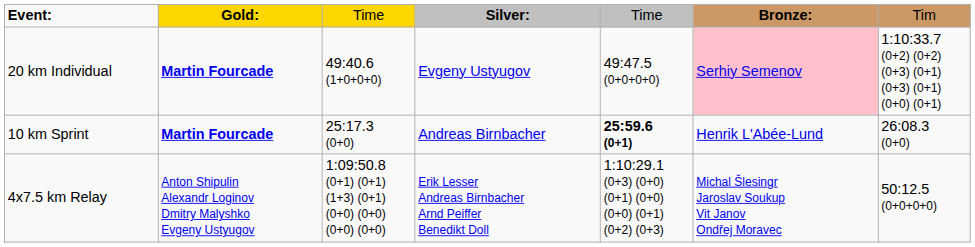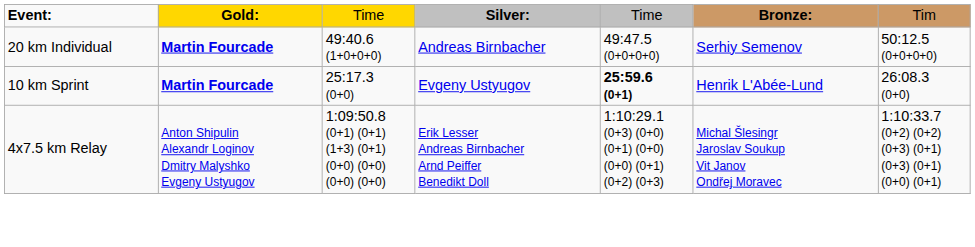(474, 71) Evgeny Ustyugov -> (482, 46) Andreas Birnbacher
(749, 71) pink background -> (749, 46) no background
(911, 71) 1:10:33.7 (0+2) (0+2) (0+3) (0+1) (0+3) (0+1) (0+0) (0+1) -> (909, 46) 50:12.5 (0+0+0+0)
(482, 134) Andreas Birnbacher -> (474, 85) Evgeny Ustyugov
(909, 197) 50:12.5 (0+0+0+0) -> (911, 149) 1:10:33.7 (0+2) (0+2) (0+3) (0+1) (0+3) (0+1) (0+0) (0+1)
